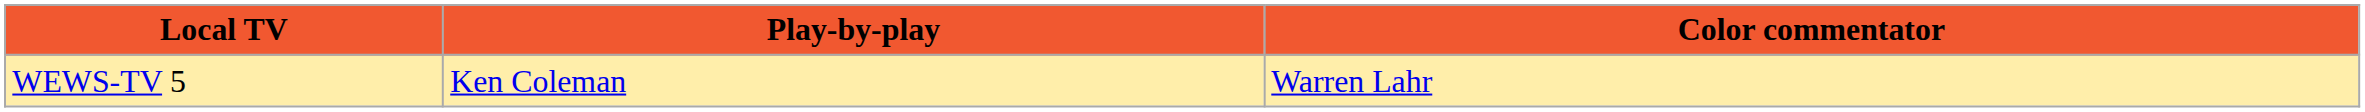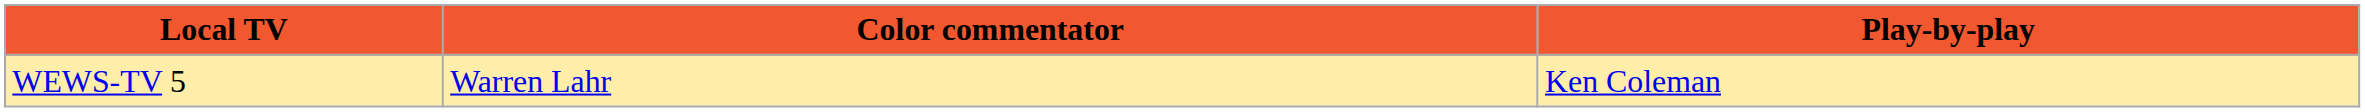columns swapped: (853, 29) <-> (1811, 29)
